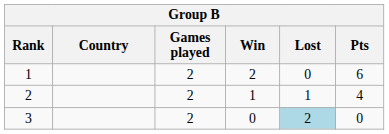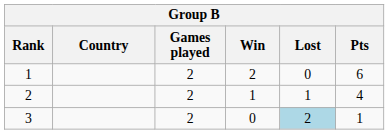(360, 118) 0 -> (360, 118) 1
